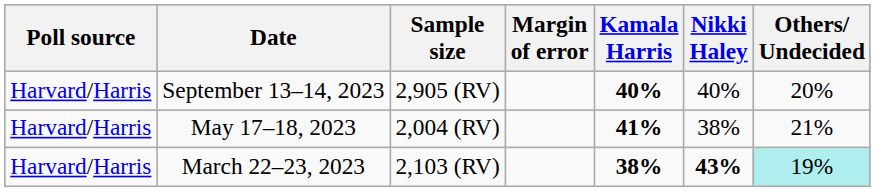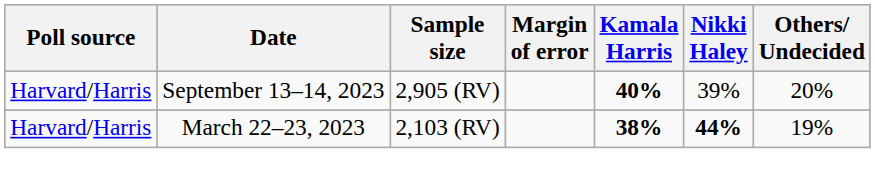(719, 90) 40% -> (719, 90) 39%
- row: (273, 128)
(719, 167) 43% -> (719, 128) 44%
(812, 167) paleturquoise background -> (812, 128) no background
